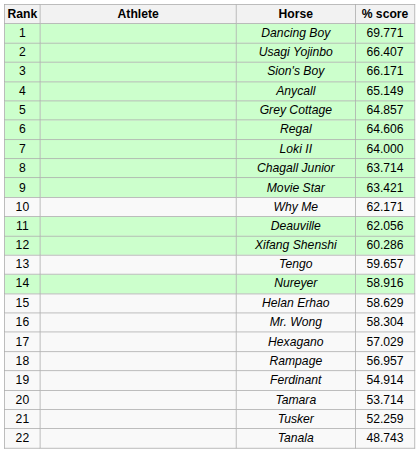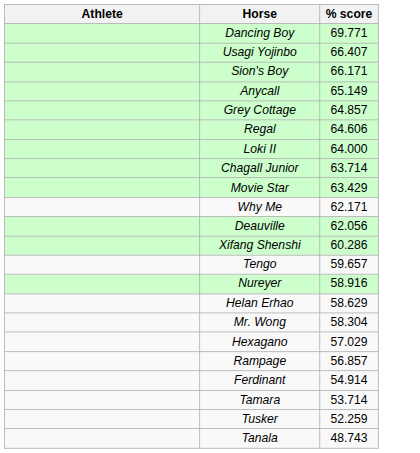- column: (22, 14)
(385, 187) 63.421 -> (349, 187) 63.429
(385, 361) 56.957 -> (349, 361) 56.857
